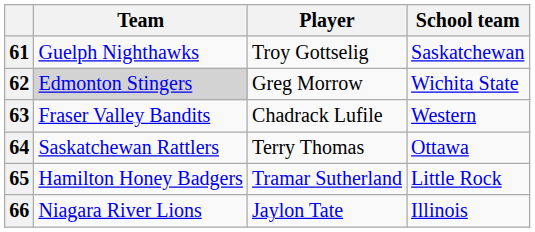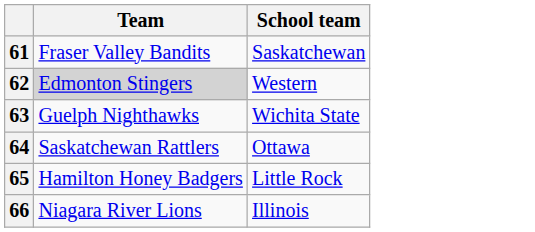- column: (327, 20)
(119, 52) Guelph Nighthawks -> (124, 52) Fraser Valley Bandits
(465, 83) Wichita State -> (285, 83) Western
(124, 115) Fraser Valley Bandits -> (119, 115) Guelph Nighthawks
(444, 115) Western -> (306, 115) Wichita State
